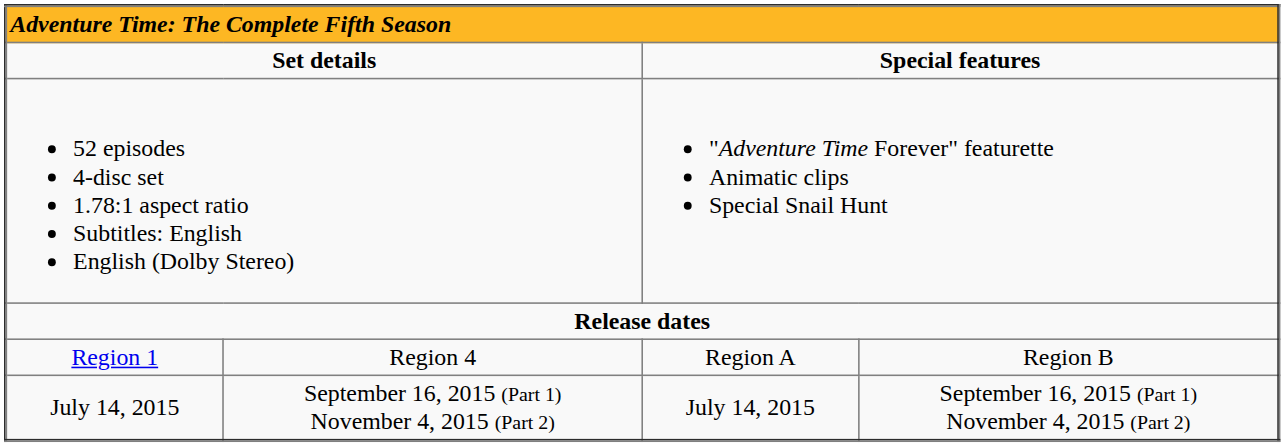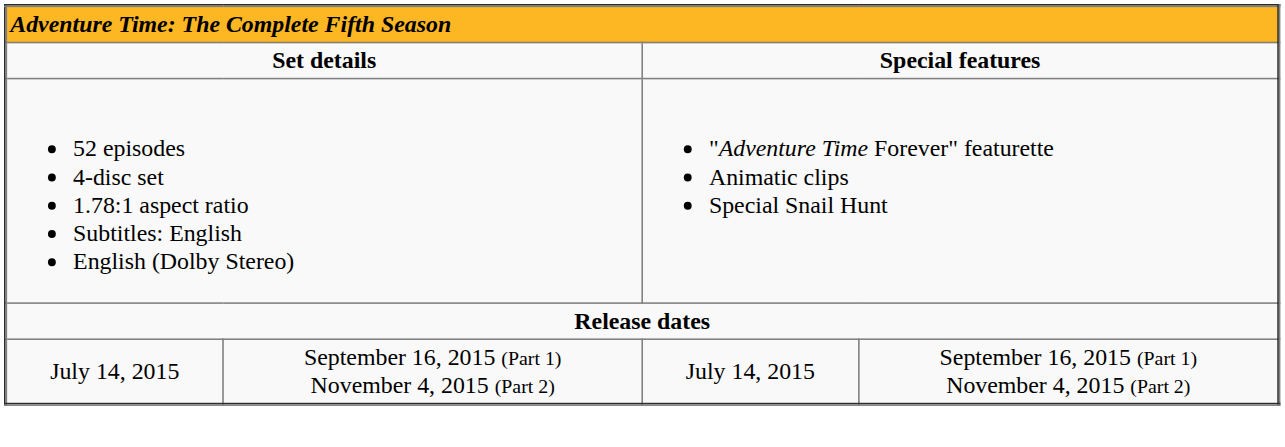- row: (115, 357)
